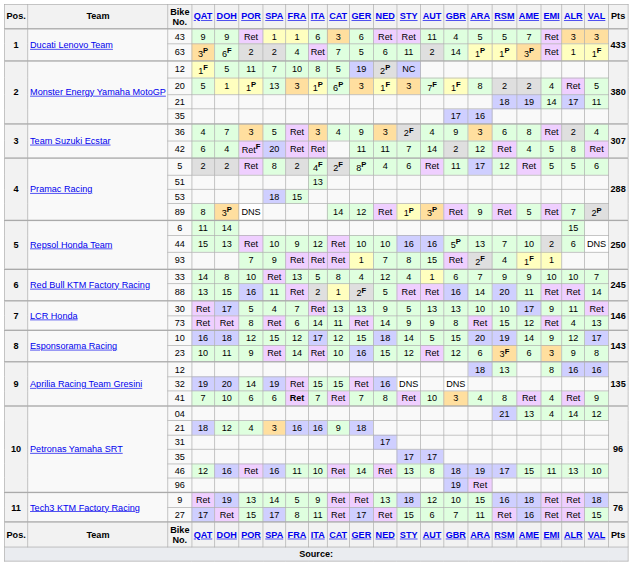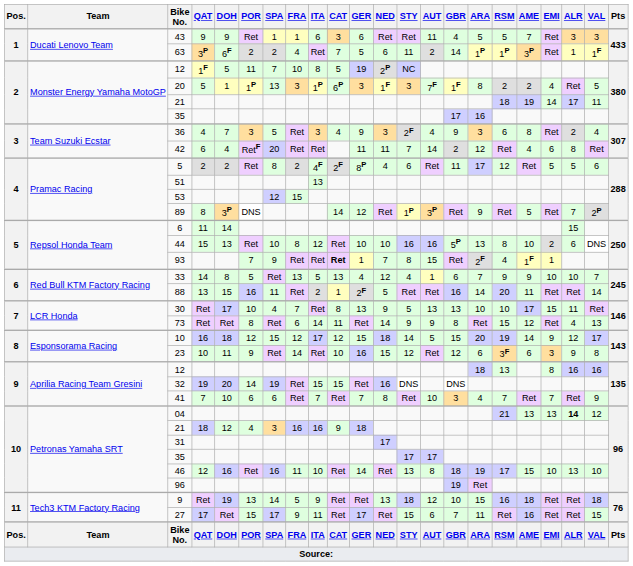(552, 149) 5 -> (552, 149) 6
(274, 196) 18 -> (274, 196) 12
(297, 243) 9 -> (297, 243) 8
(504, 243) 7 -> (504, 243) 8
(338, 260) normal -> (338, 260) bold
(251, 276) 10 -> (251, 276) 5
(338, 276) 8 -> (338, 276) 13
(251, 308) 5 -> (251, 308) 10
(338, 308) 13 -> (338, 308) 8
(552, 308) 9 -> (552, 308) 15
(297, 398) bold -> (297, 398) normal
(504, 398) 8 -> (504, 398) 7
(552, 398) 4 -> (552, 398) 7
(552, 413) 4 -> (552, 413) 13
(573, 413) normal -> (573, 413) bold
(552, 470) 11 -> (552, 470) 10
(297, 514) 8 -> (297, 514) 9
